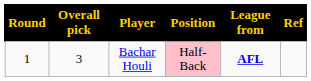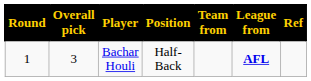+ column: (213, 22)
(193, 58) pink background -> (168, 58) no background
